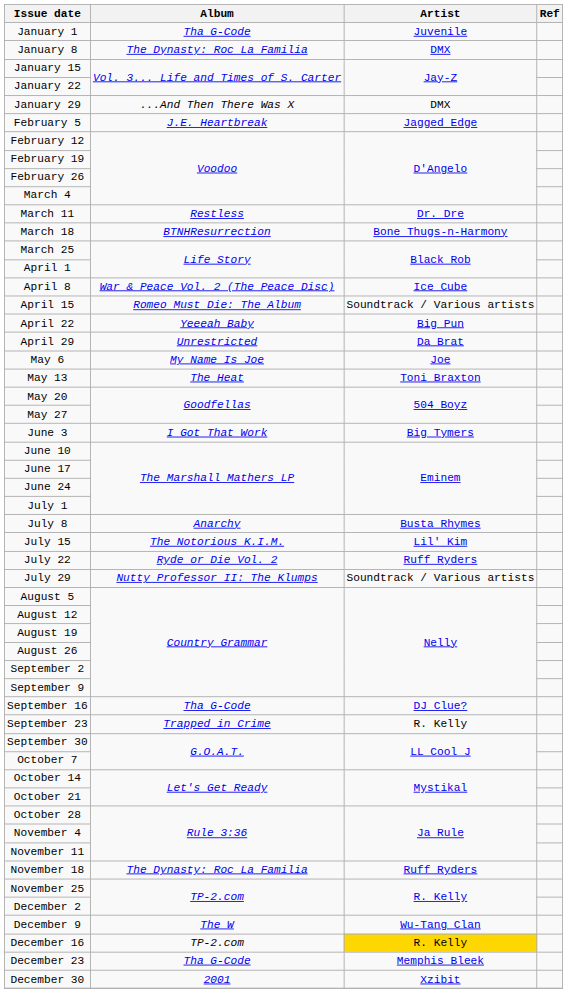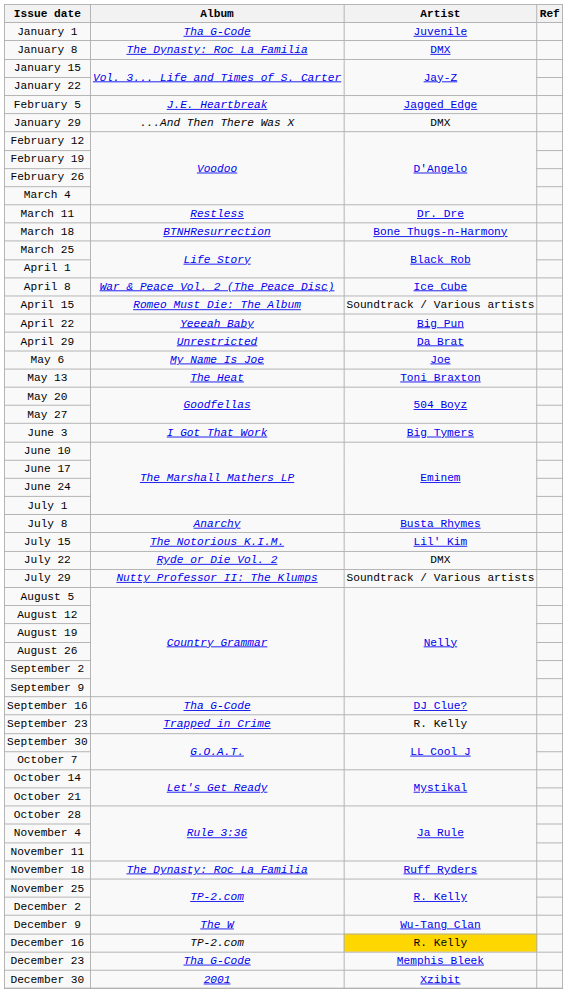rows swapped: (47, 105) <-> (47, 123)
(440, 560) Ruff Ryders -> (440, 560) DMX
